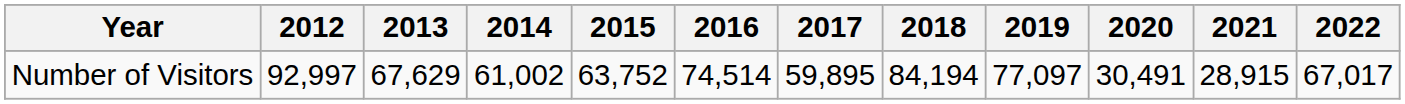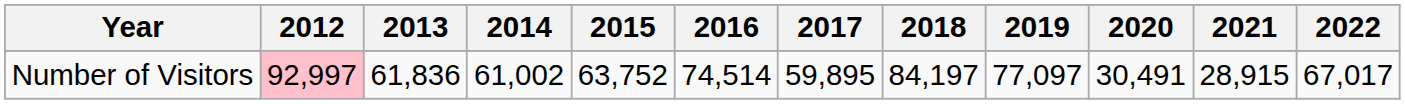(312, 74) no background -> (312, 74) pink background
(416, 74) 67,629 -> (416, 74) 61,836
(934, 74) 84,194 -> (934, 74) 84,197
